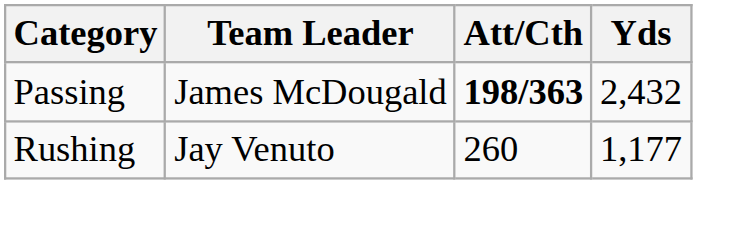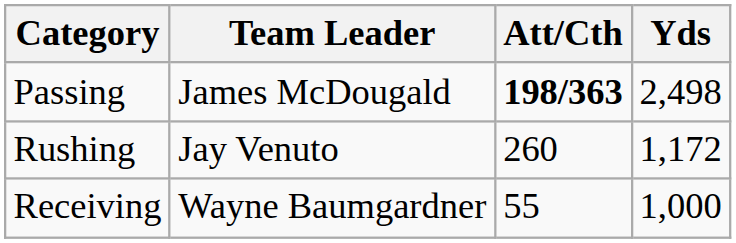(641, 91) 2,432 -> (681, 91) 2,498
(641, 149) 1,177 -> (681, 149) 1,172
+ row: (88, 206)
